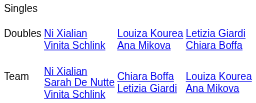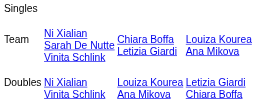rows swapped: (23, 34) <-> (16, 77)
